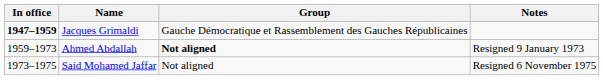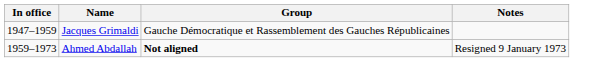(32, 30) bold -> (32, 30) normal
- row: (109, 65)
